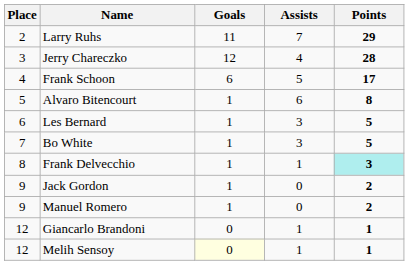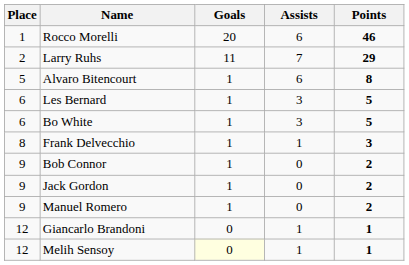+ row: (80, 36)
- row: (85, 57)
- row: (79, 79)
(22, 143) 7 -> (22, 121) 6
(369, 164) paleturquoise background -> (369, 143) no background
+ row: (75, 164)
